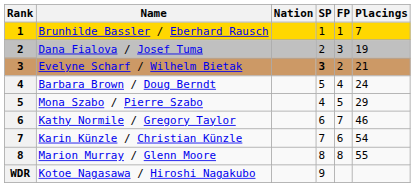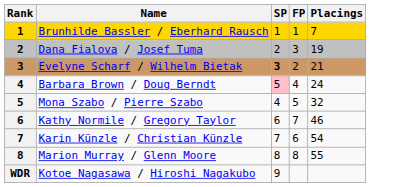- column: (294, 13)
(322, 85) no background -> (277, 85) pink background
(362, 102) 29 -> (317, 102) 32
